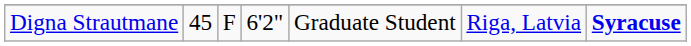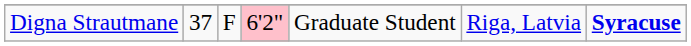(201, 22) 45 -> (201, 22) 37
(265, 22) no background -> (265, 22) pink background
